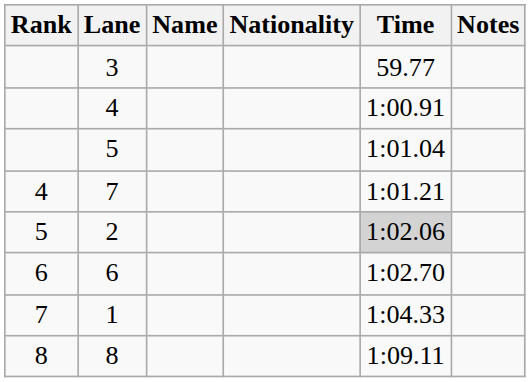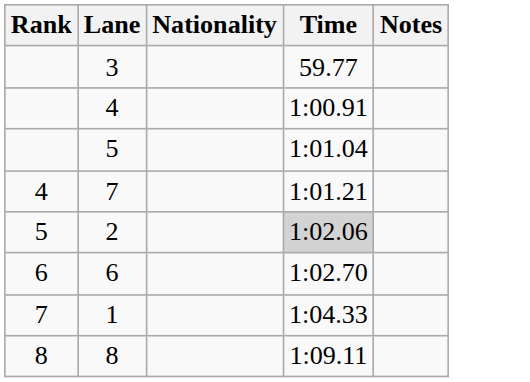- column: (185, 25)
